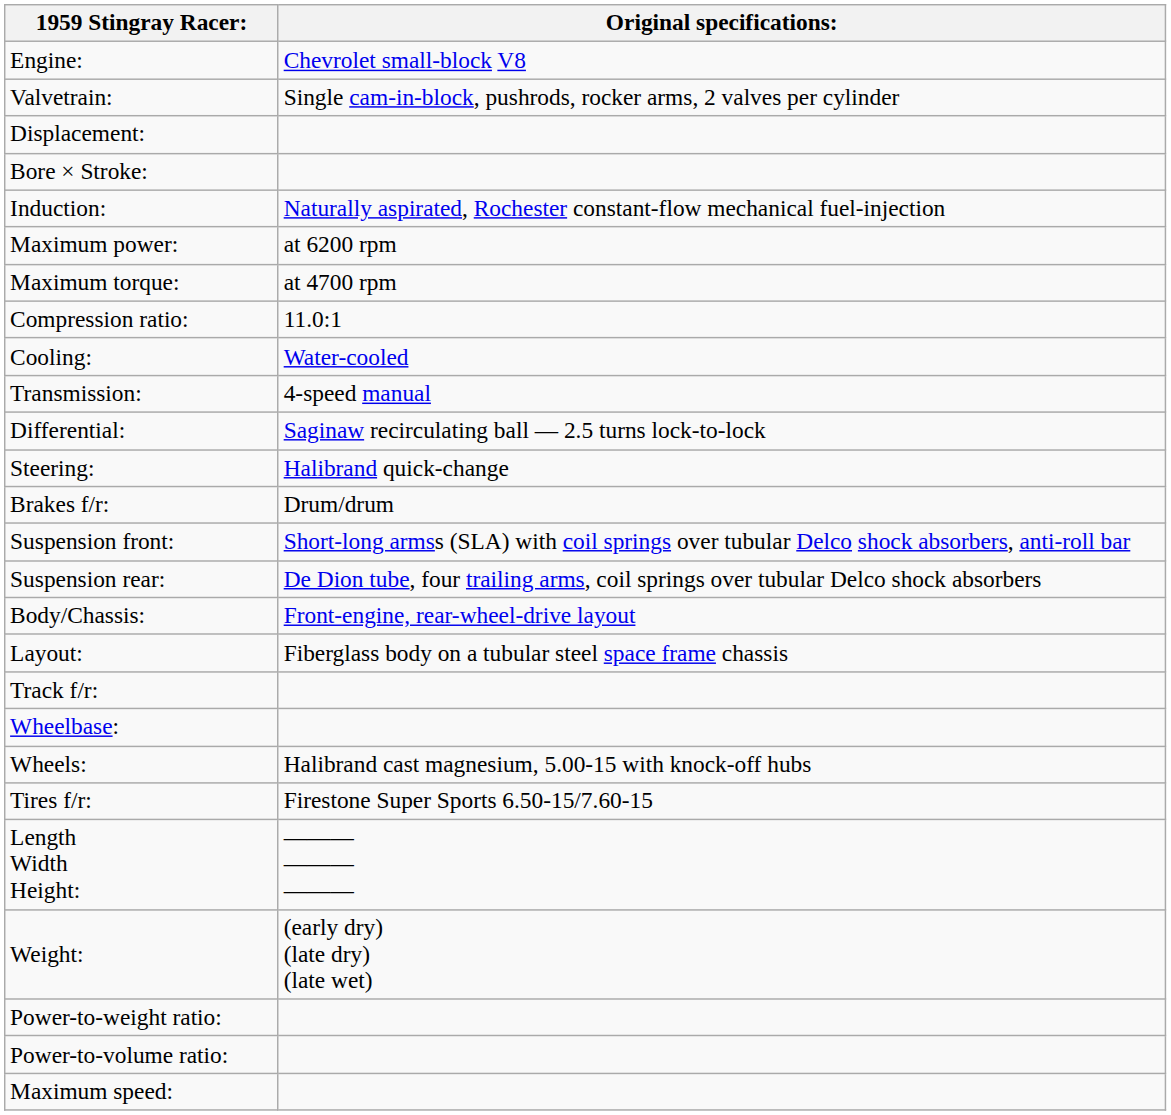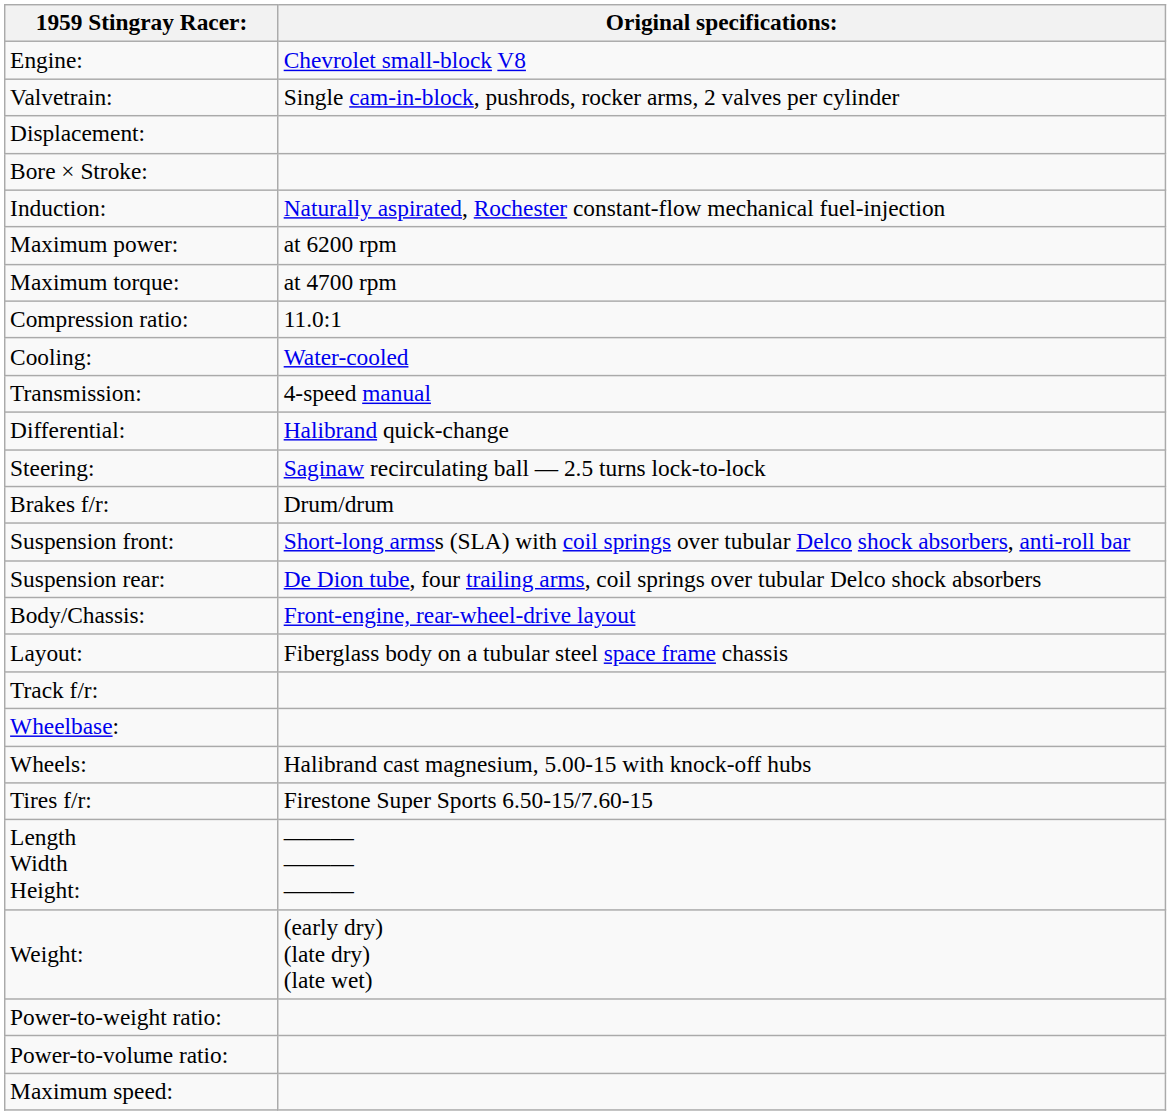(525, 430) Saginaw recirculating ball — 2.5 turns lock-to-lock -> (396, 430) Halibrand quick-change
(396, 467) Halibrand quick-change -> (525, 467) Saginaw recirculating ball — 2.5 turns lock-to-lock
